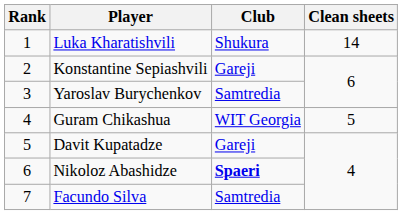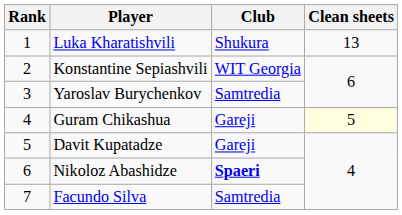(351, 42) 14 -> (351, 42) 13
(235, 68) Gareji -> (258, 68) WIT Georgia
(258, 119) WIT Georgia -> (235, 119) Gareji
(351, 119) no background -> (351, 119) lightyellow background
